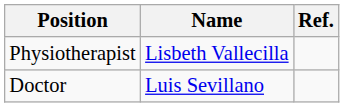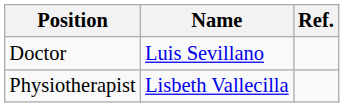rows swapped: (38, 85) <-> (73, 53)
